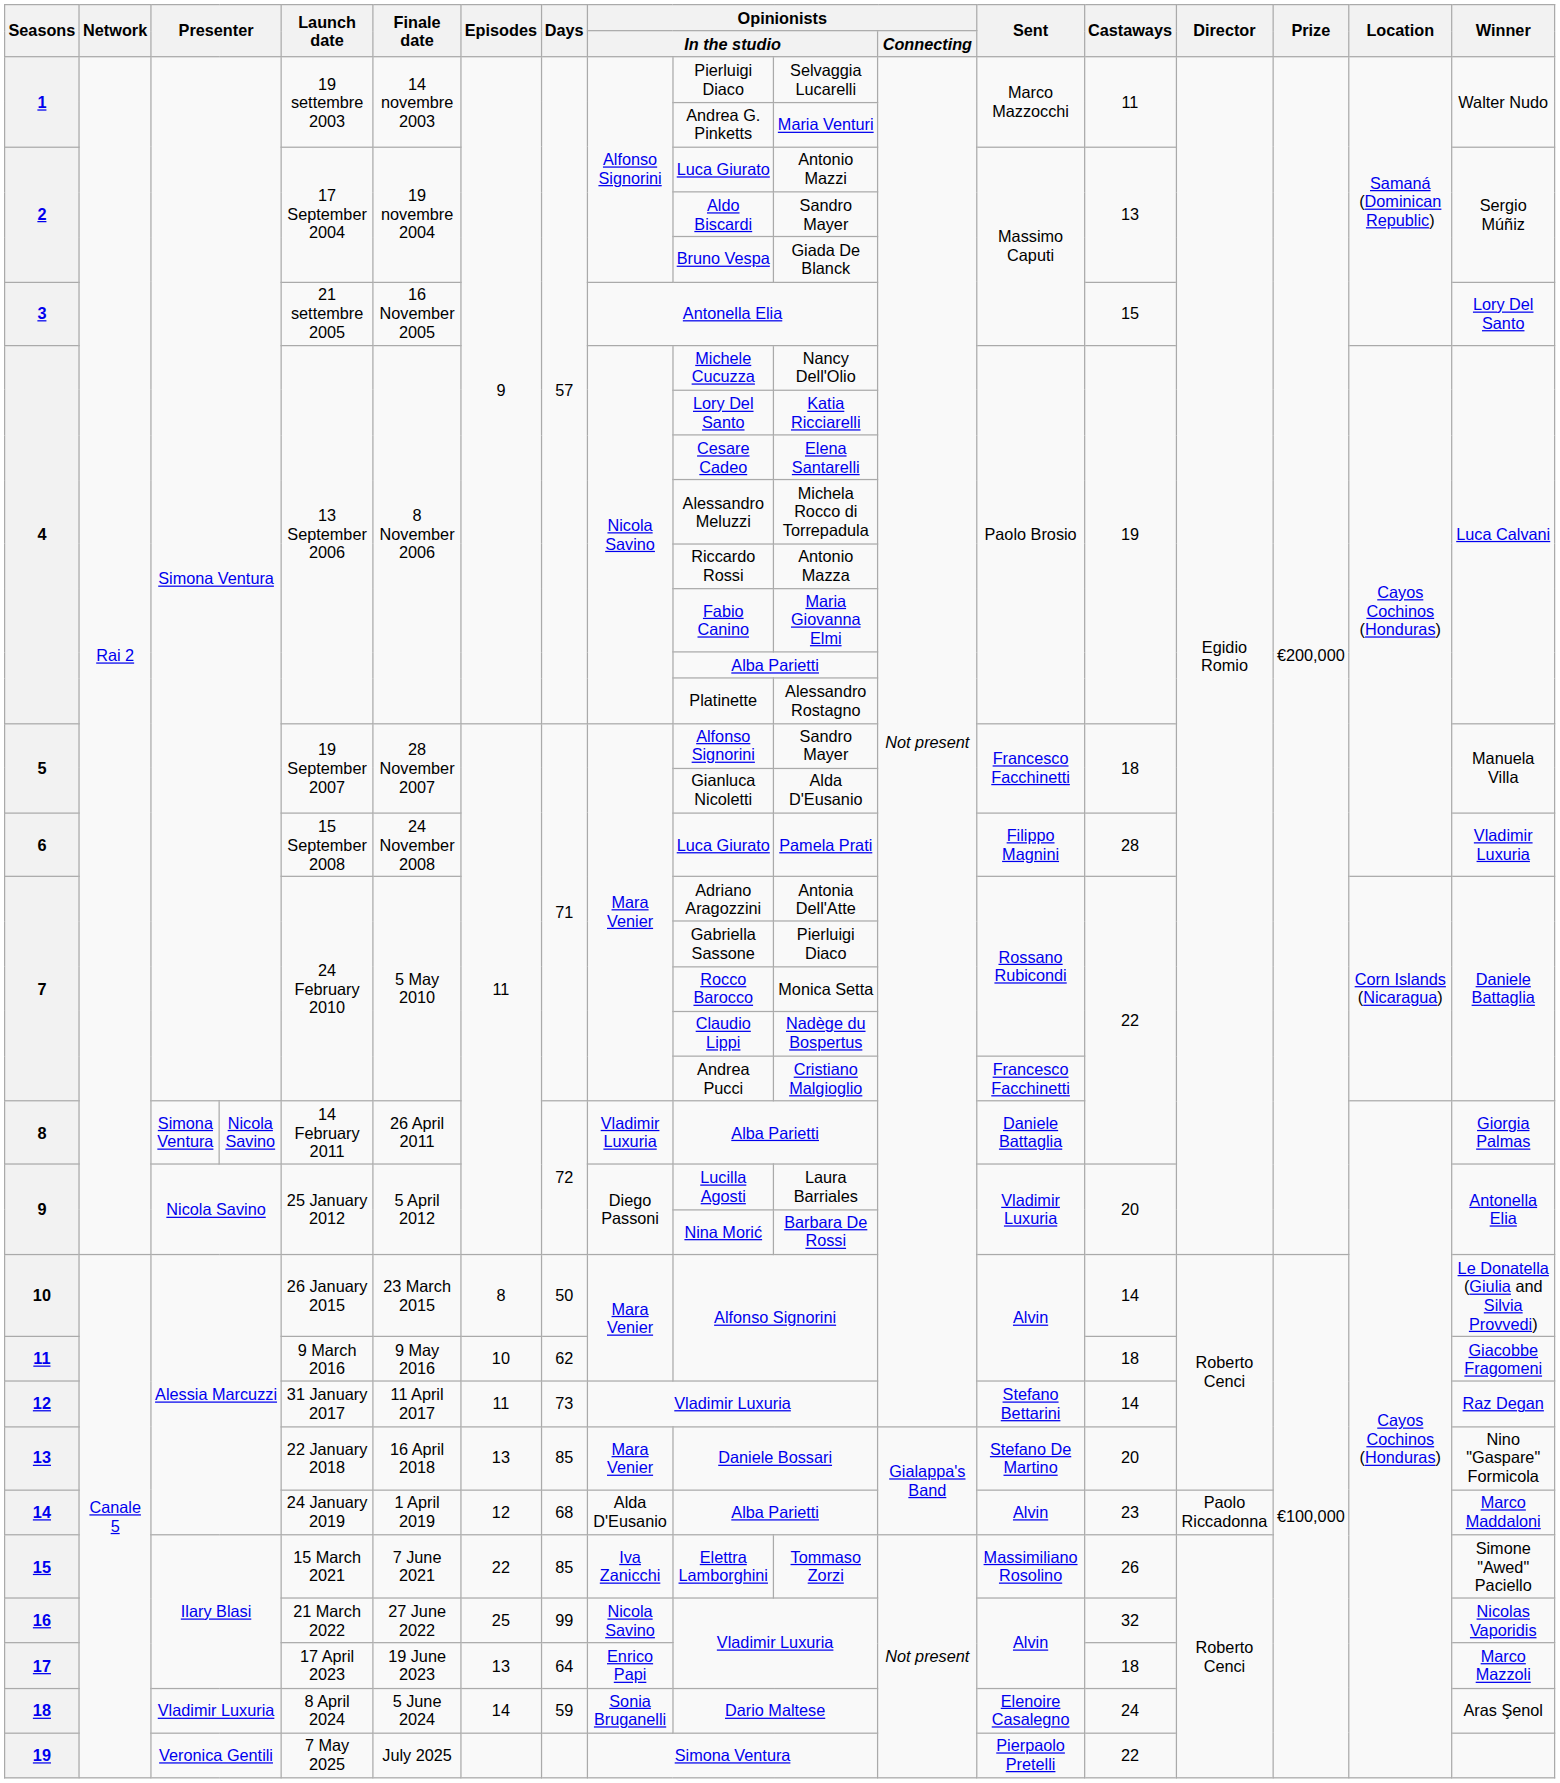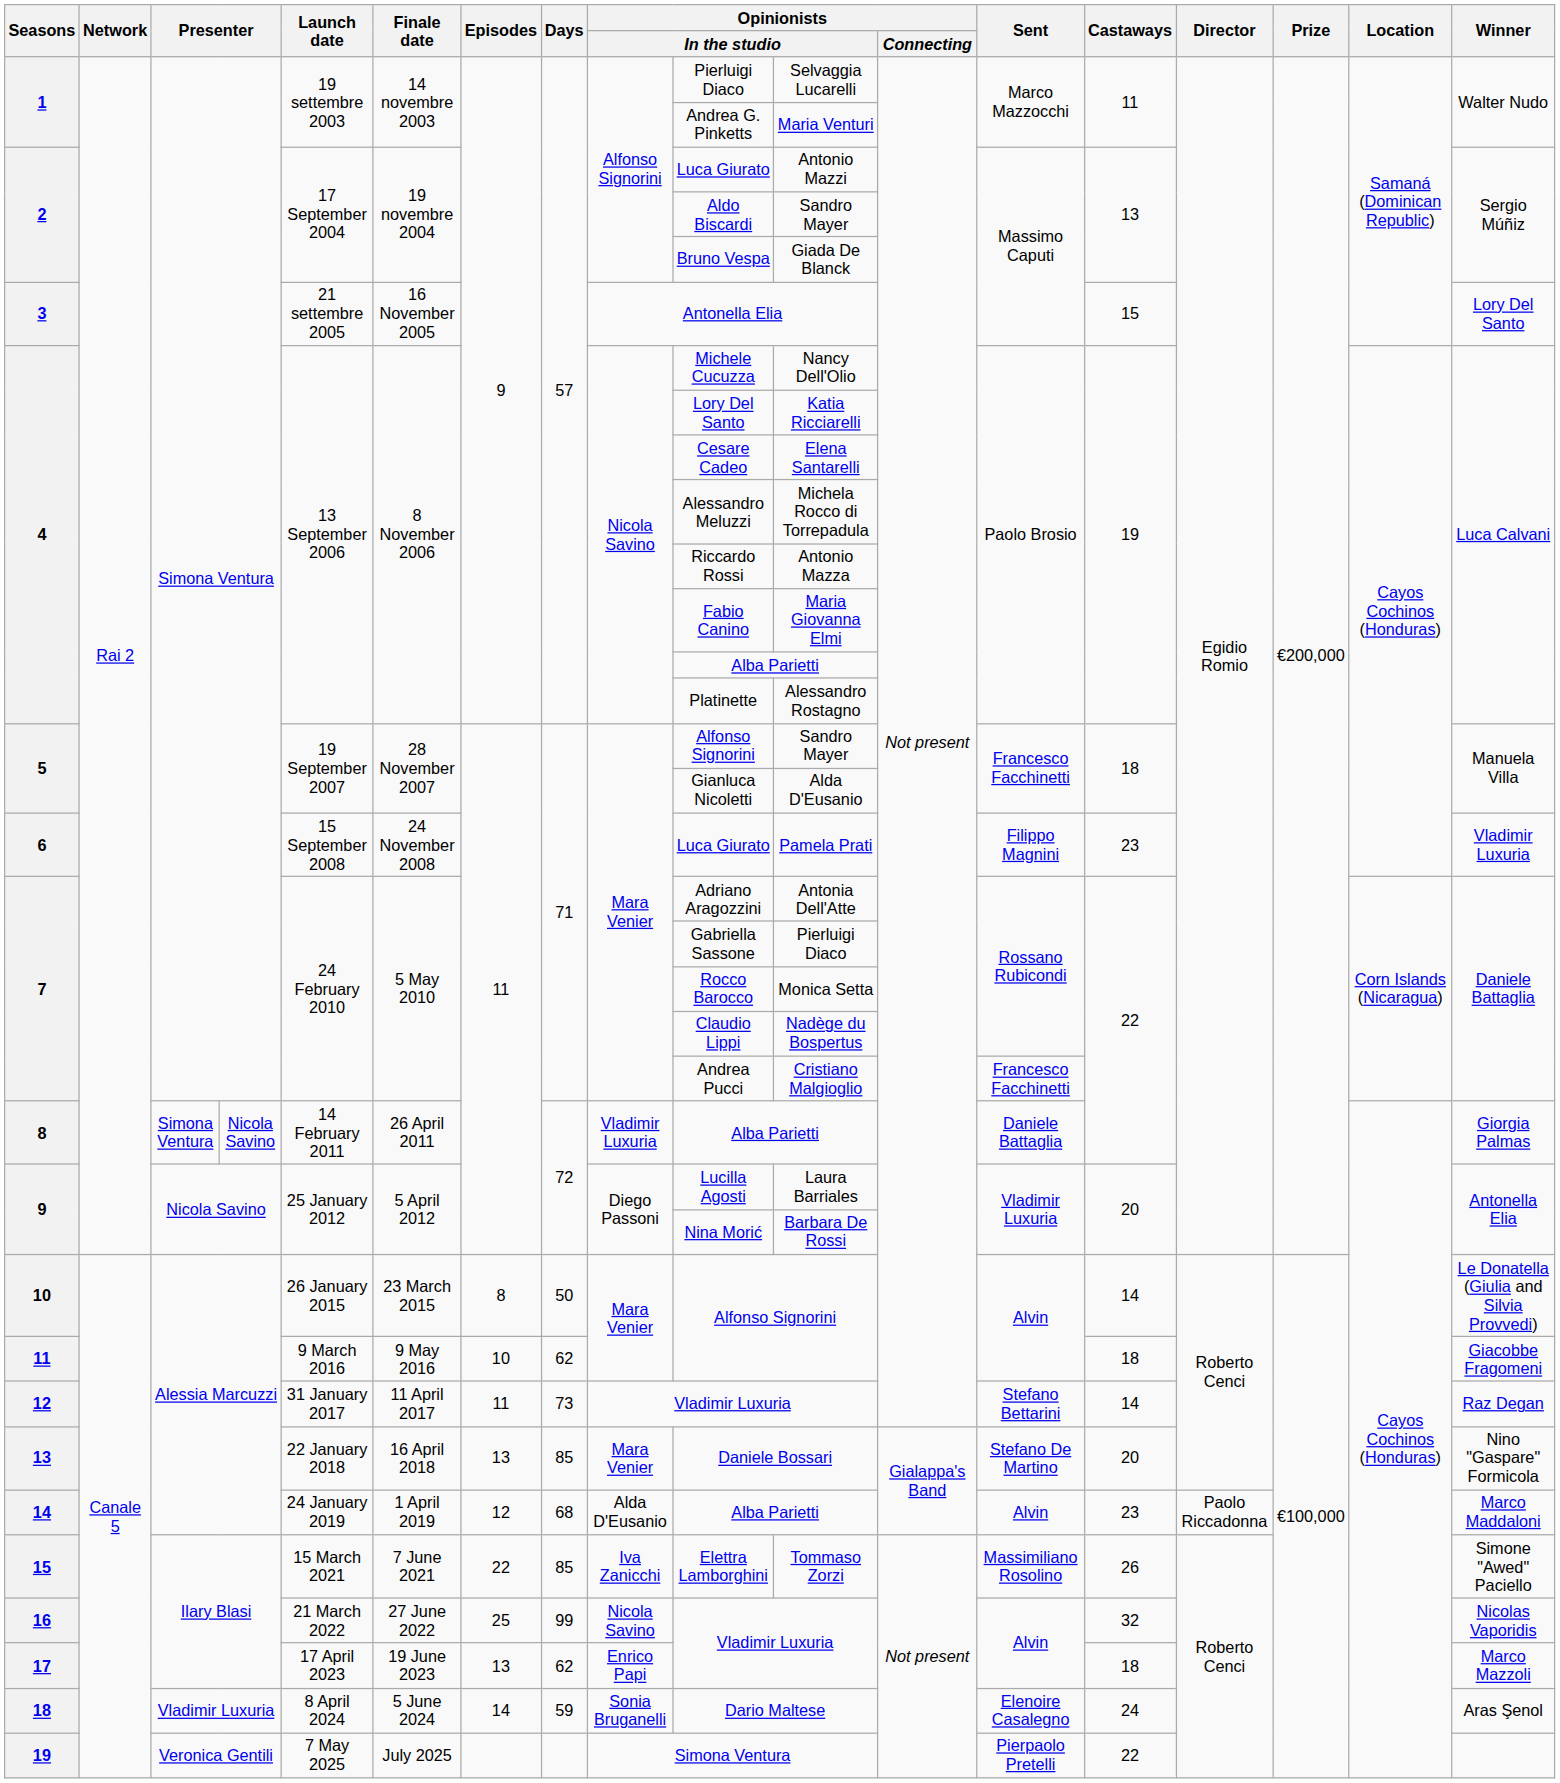(1130, 845) 28 -> (1130, 845) 23
(564, 1666) 64 -> (564, 1666) 62
